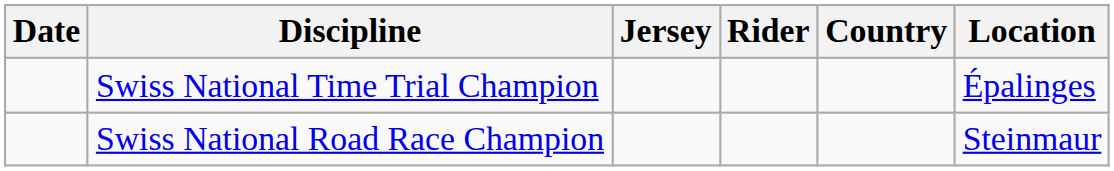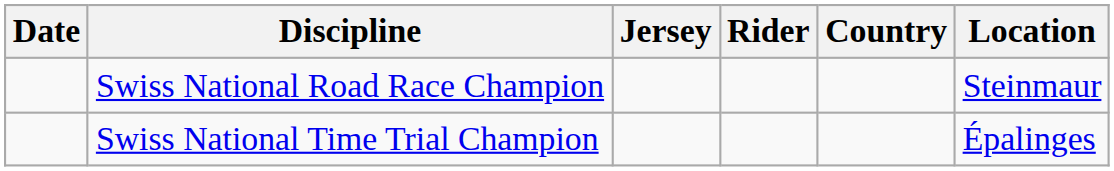rows swapped: (347, 84) <-> (350, 138)
